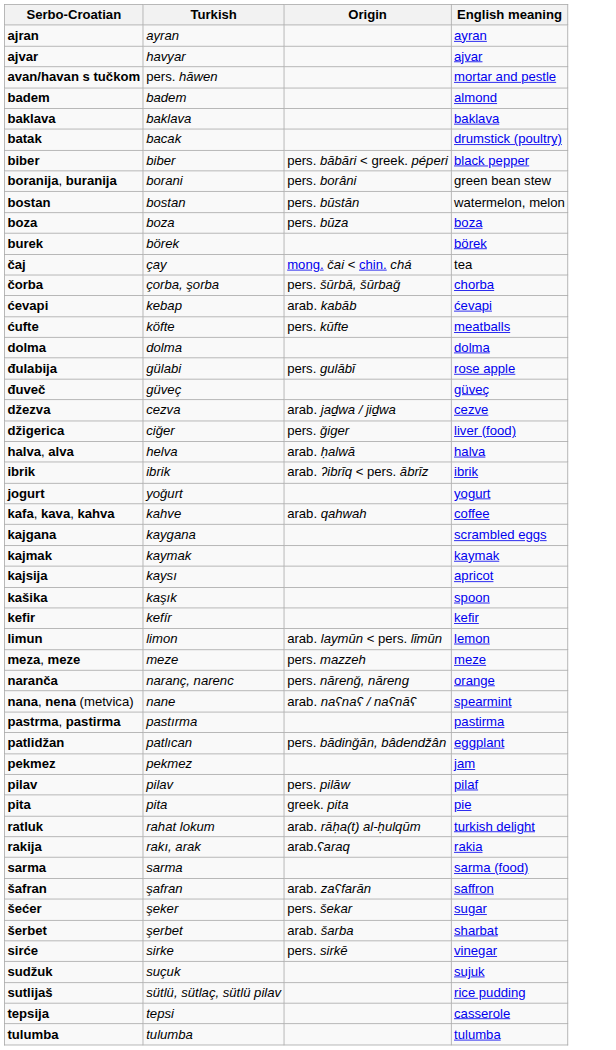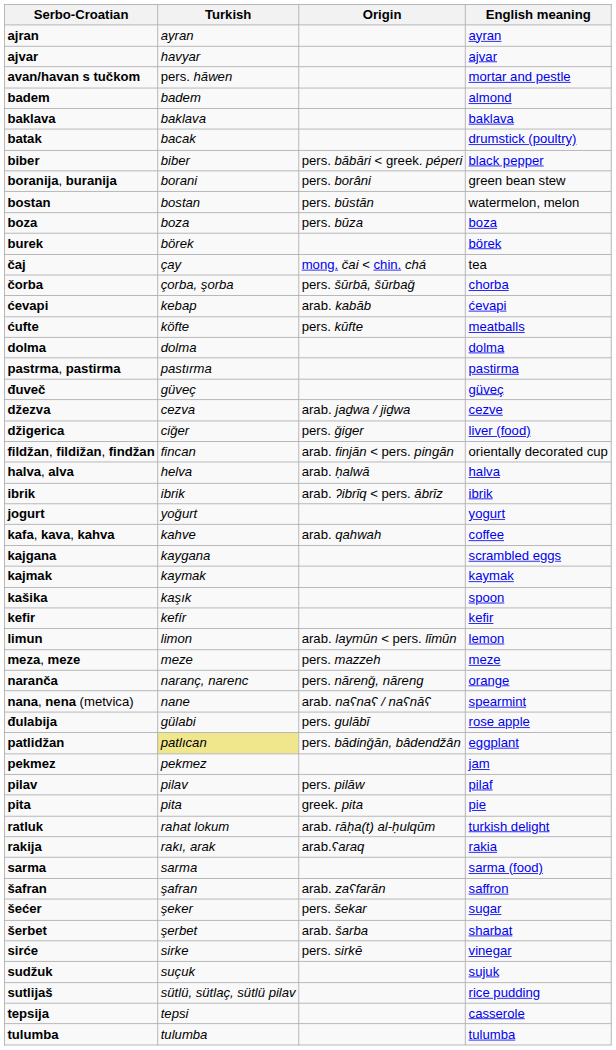rows swapped: (32, 368) <-> (64, 722)
+ row: (81, 451)
- row: (27, 576)
(169, 743) no background -> (184, 743) khaki background
